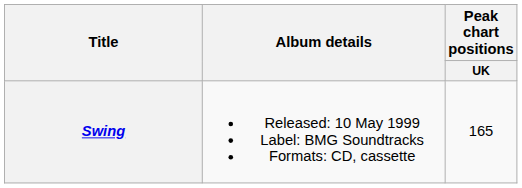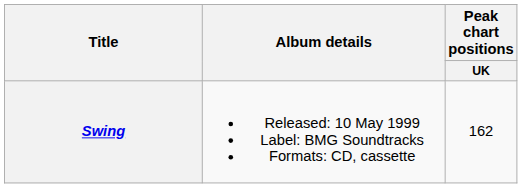(481, 131) 165 -> (481, 131) 162
